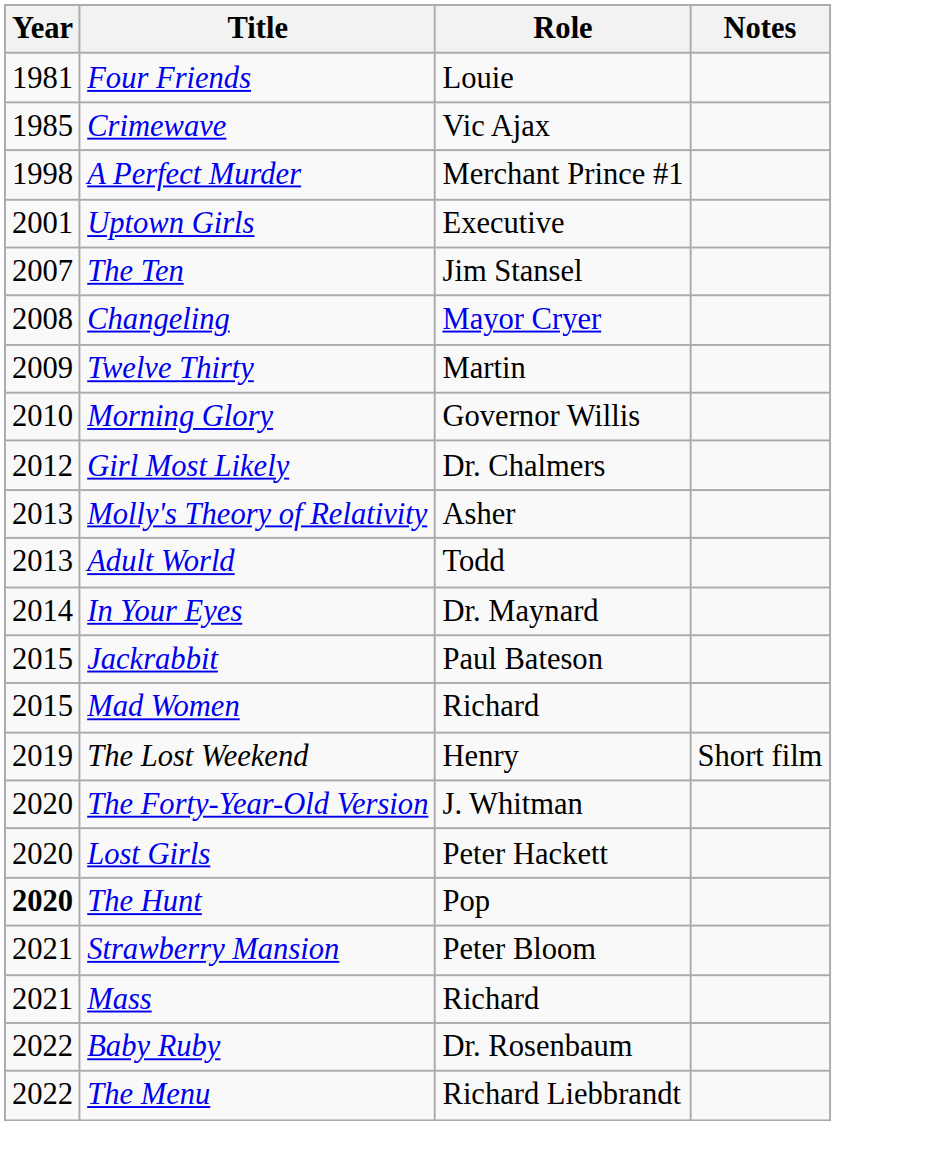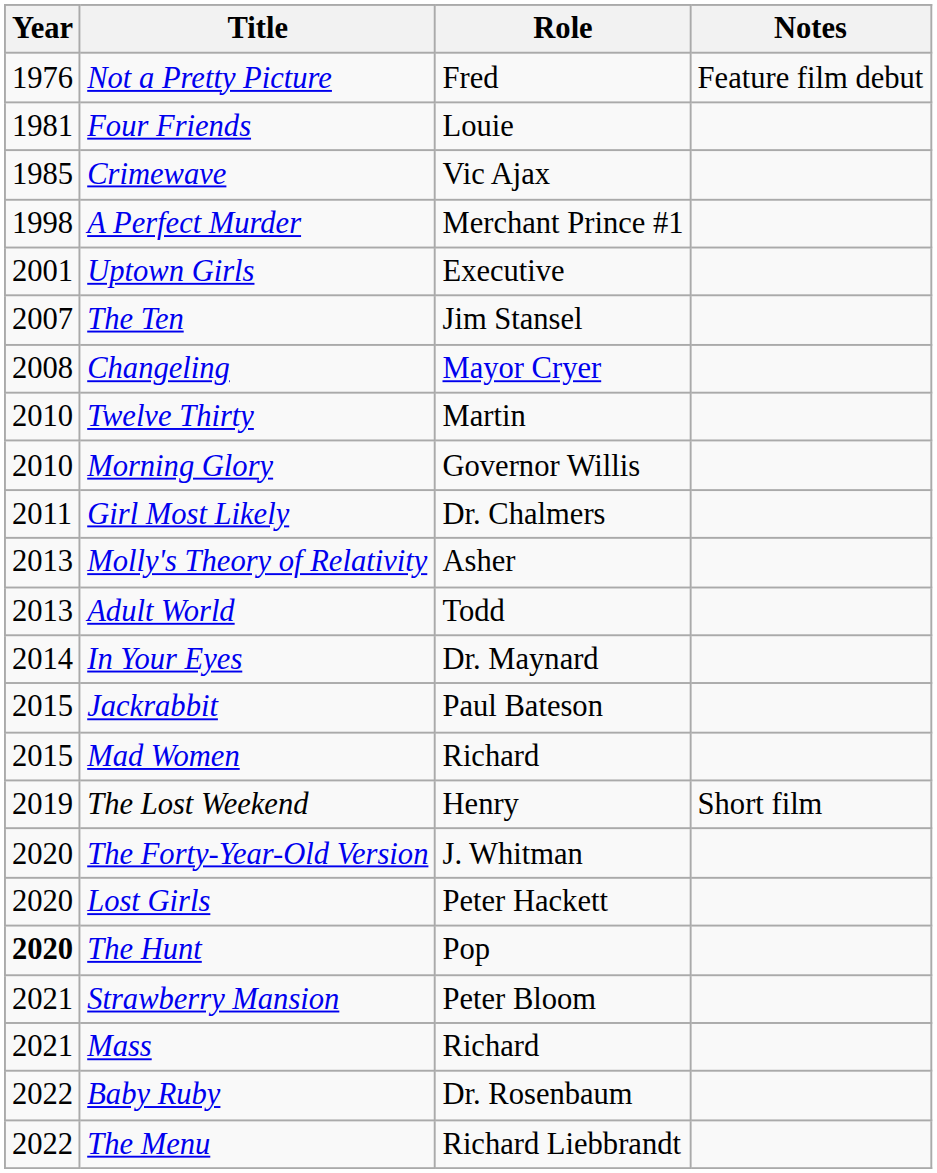+ row: (210, 77)
(43, 367) 2009 -> (43, 416) 2010
(43, 464) 2012 -> (42, 513) 2011
